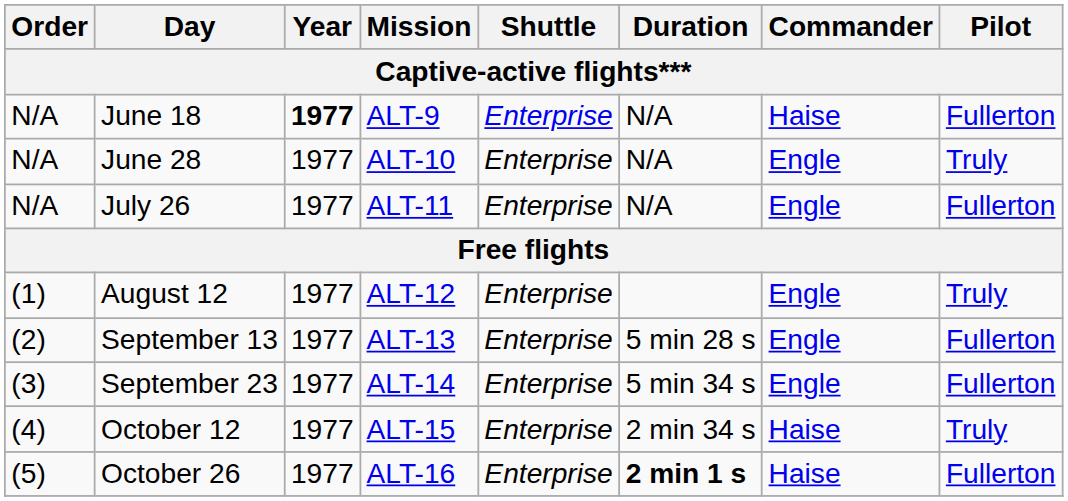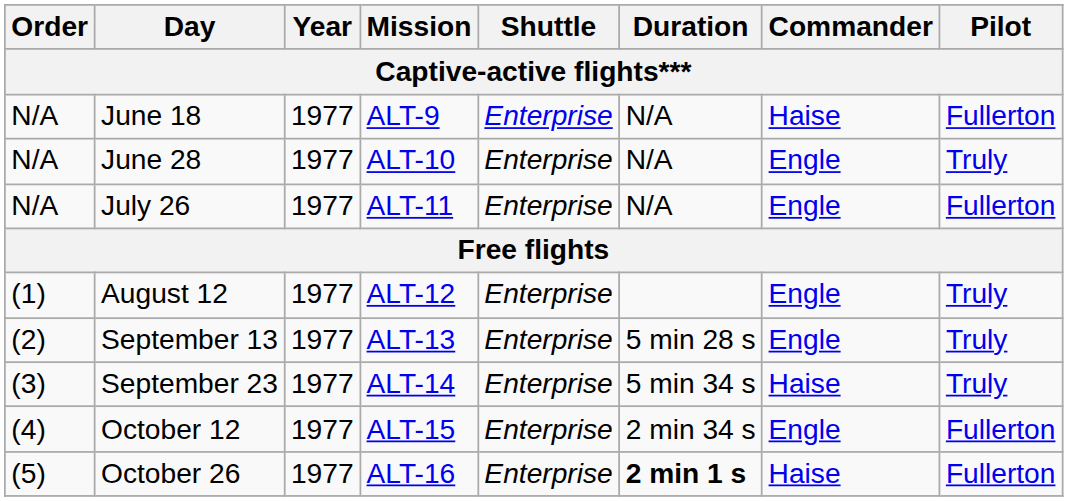(322, 116) bold -> (322, 116) normal
(1001, 339) Fullerton -> (977, 339) Truly
(805, 384) Engle -> (805, 384) Haise
(1001, 384) Fullerton -> (977, 384) Truly
(805, 428) Haise -> (805, 428) Engle
(977, 428) Truly -> (1001, 428) Fullerton
